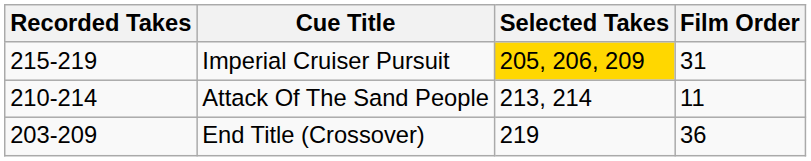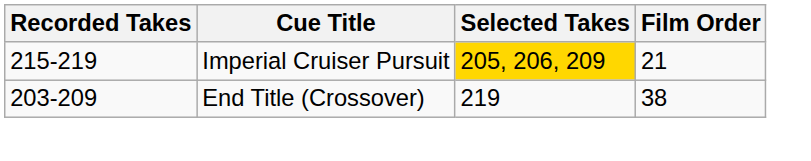(693, 60) 31 -> (654, 60) 21
- row: (346, 98)
(693, 135) 36 -> (654, 98) 38
